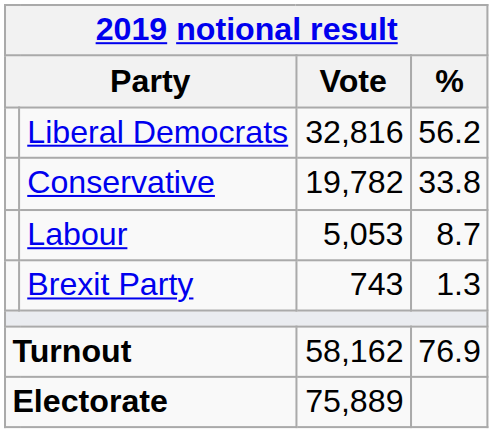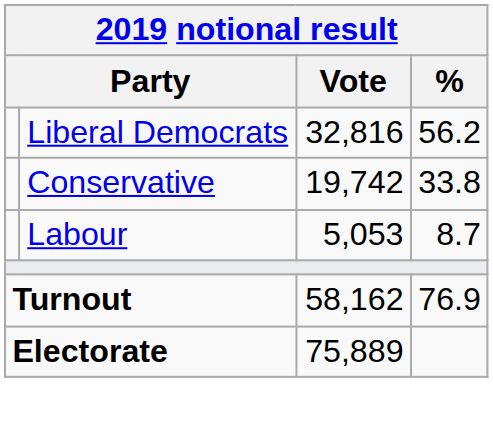(354, 183) 19,782 -> (354, 183) 19,742
- row: (110, 285)
